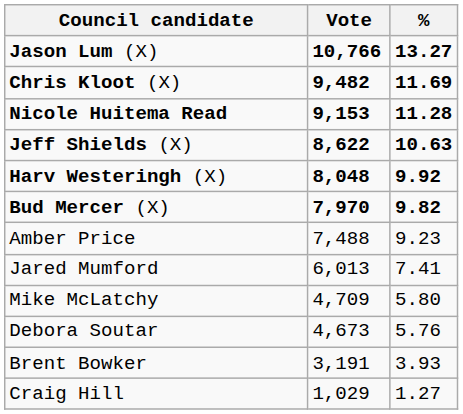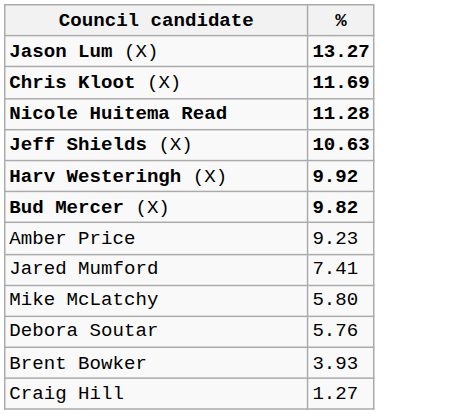- column: (349, 20)
